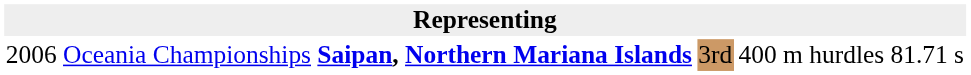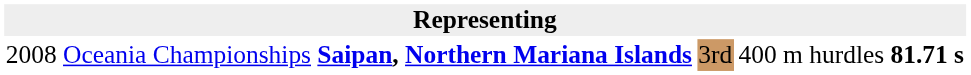(31, 54) 2006 -> (31, 54) 2008
(927, 54) normal -> (927, 54) bold
